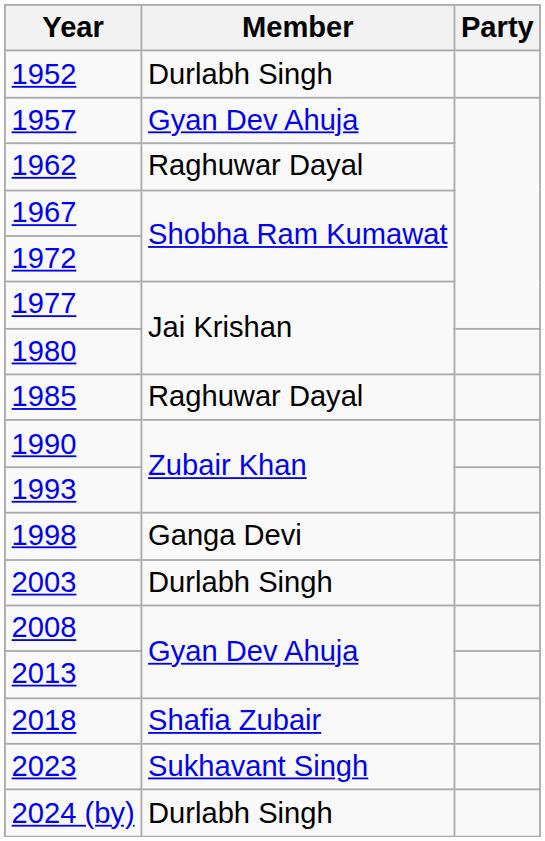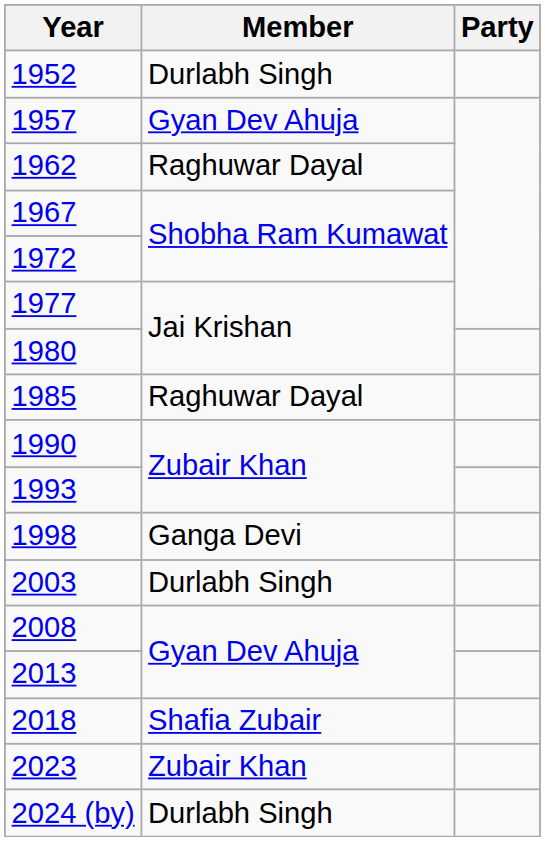(258, 766) Sukhavant Singh -> (227, 766) Zubair Khan
